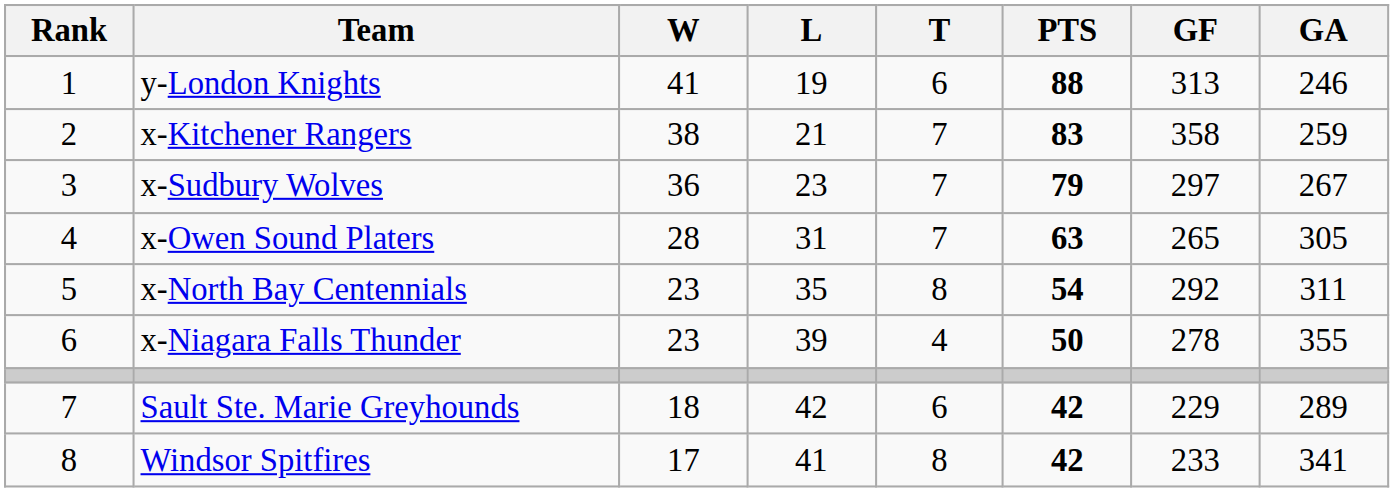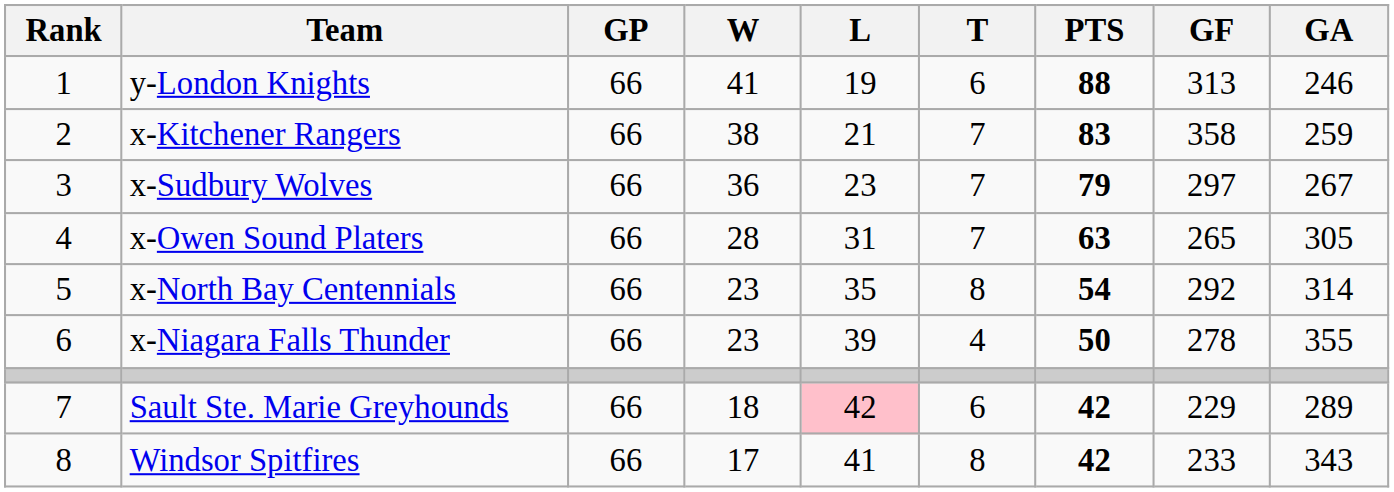+ column: (626, 30)
(1323, 289) 311 -> (1329, 289) 314
(811, 407) no background -> (860, 407) pink background
(1323, 459) 341 -> (1329, 459) 343
